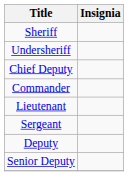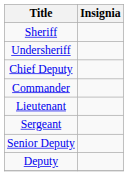rows swapped: (41, 161) <-> (41, 143)
